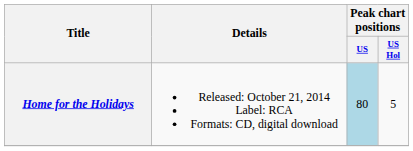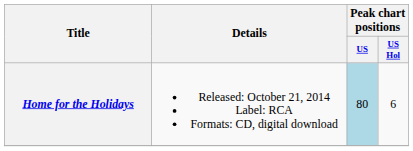(393, 104) 5 -> (393, 104) 6
